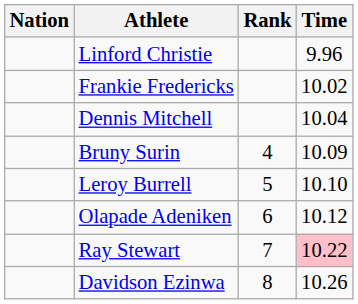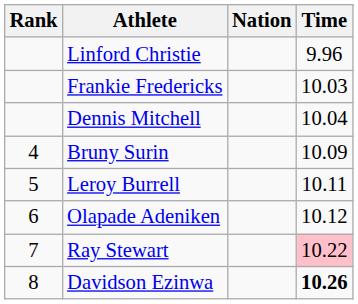columns swapped: (267, 20) <-> (39, 20)
(324, 86) 10.02 -> (324, 86) 10.03
(324, 184) 10.10 -> (324, 184) 10.11
(324, 282) normal -> (324, 282) bold
